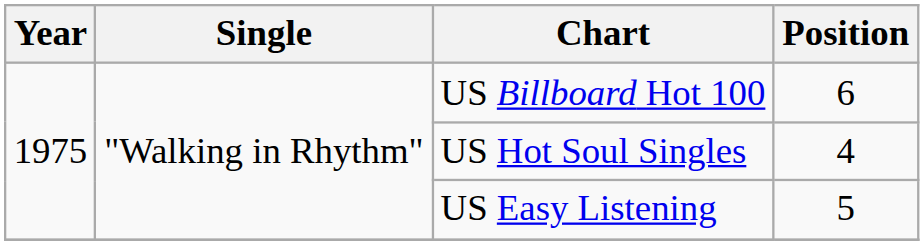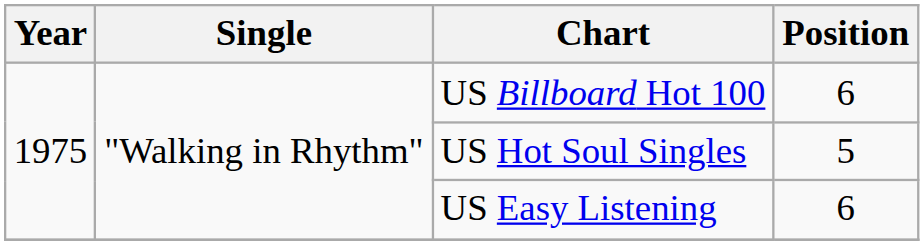(846, 150) 4 -> (846, 150) 5
(846, 208) 5 -> (846, 208) 6
